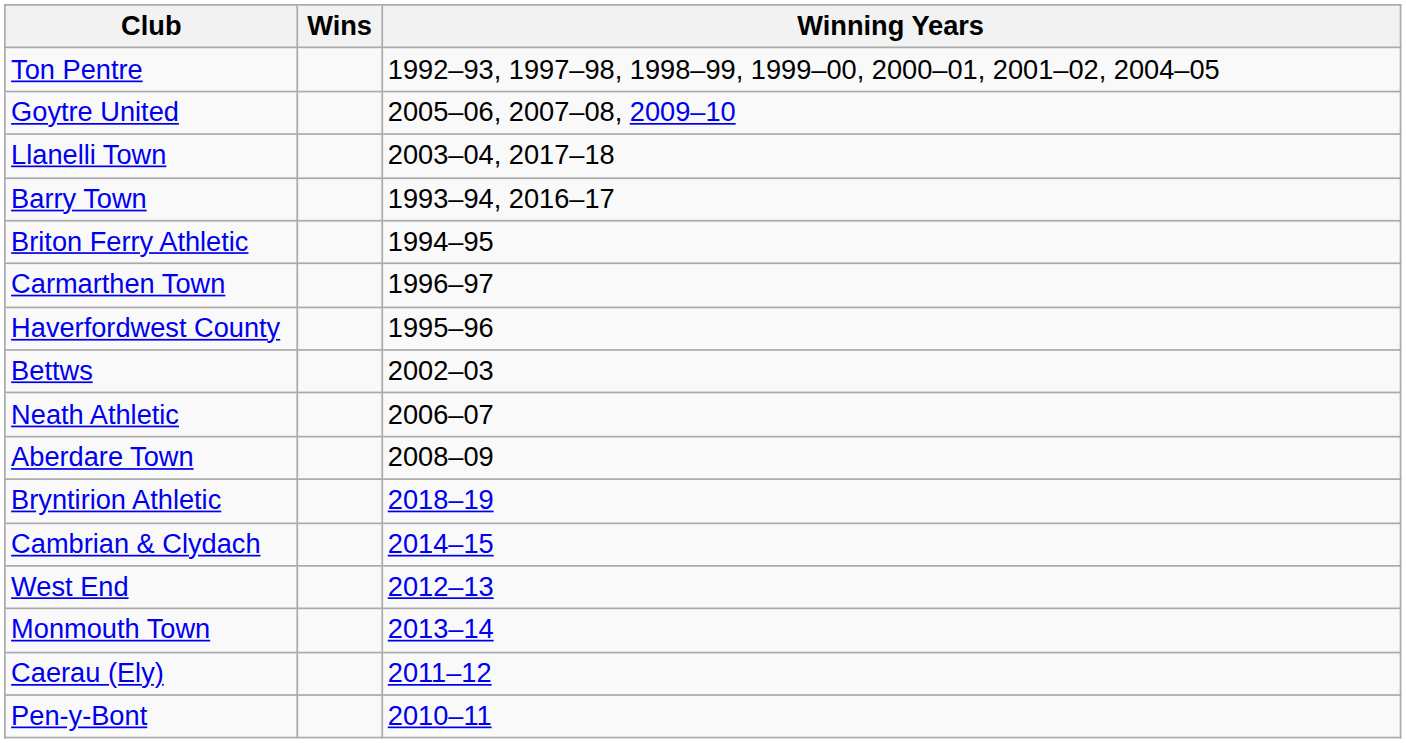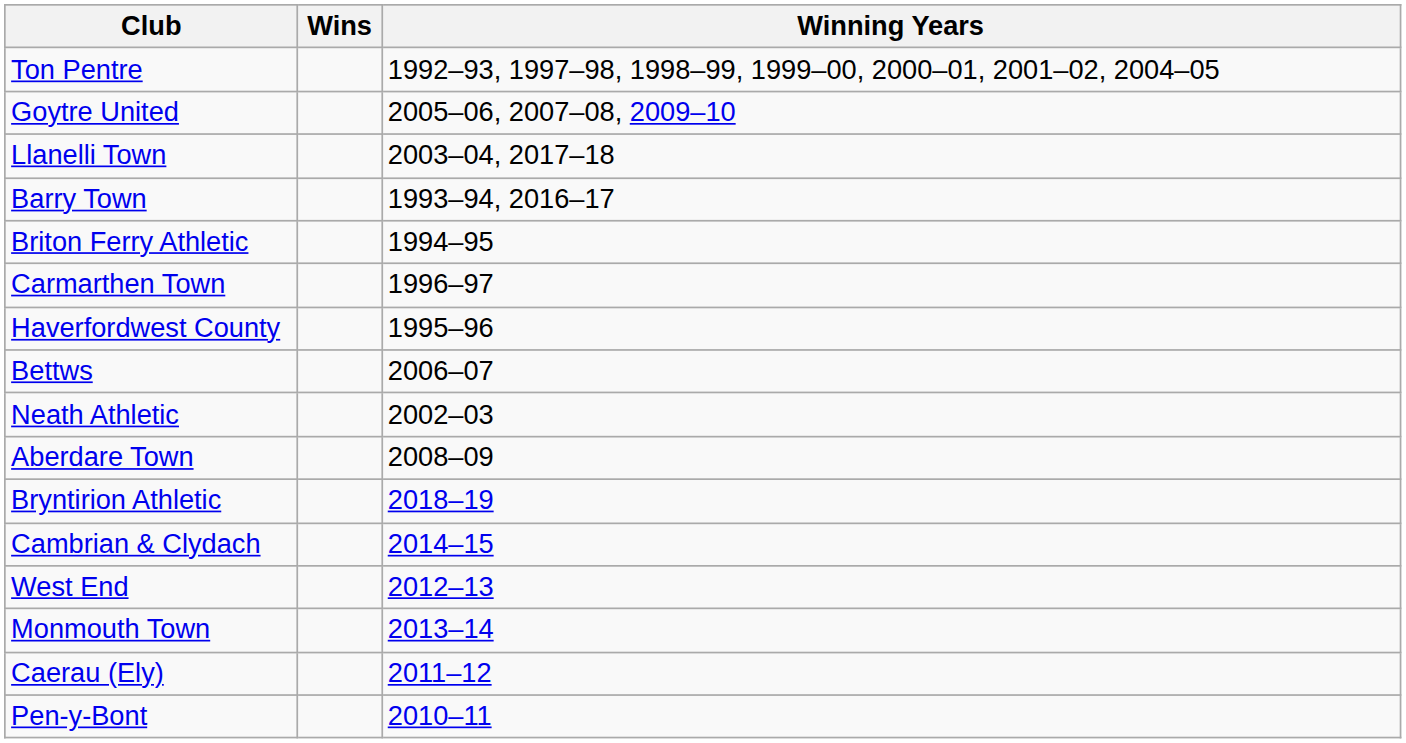(441, 371) 2002–03 -> (441, 371) 2006–07
(441, 414) 2006–07 -> (441, 414) 2002–03
